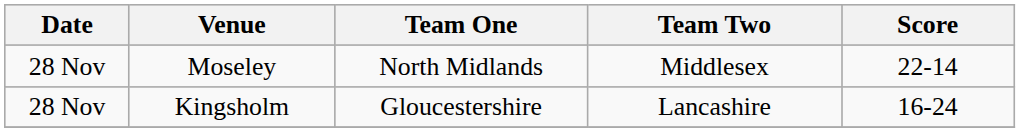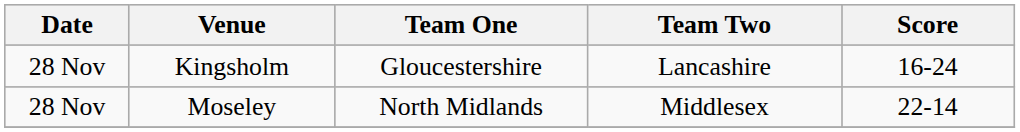rows swapped: (232, 65) <-> (232, 106)
